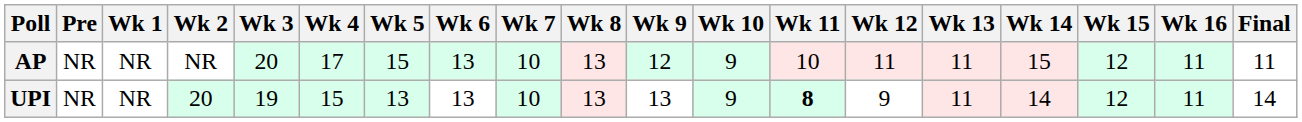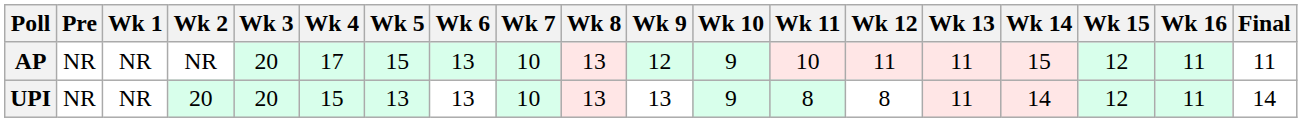(266, 98) 19 -> (266, 98) 20
(808, 98) bold -> (808, 98) normal
(884, 98) 9 -> (884, 98) 8
